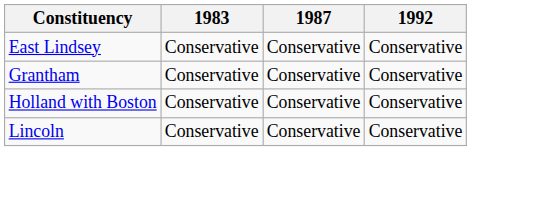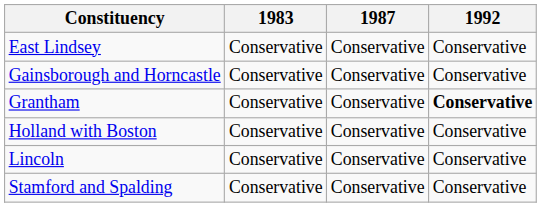+ row: (115, 74)
(415, 74) normal -> (483, 103) bold
+ row: (91, 187)
